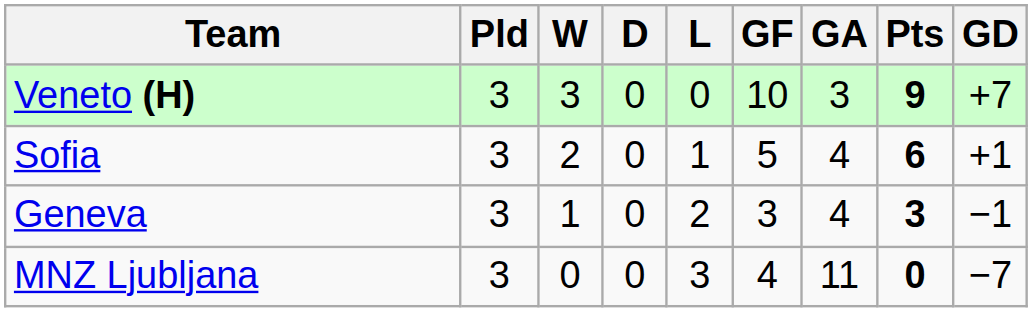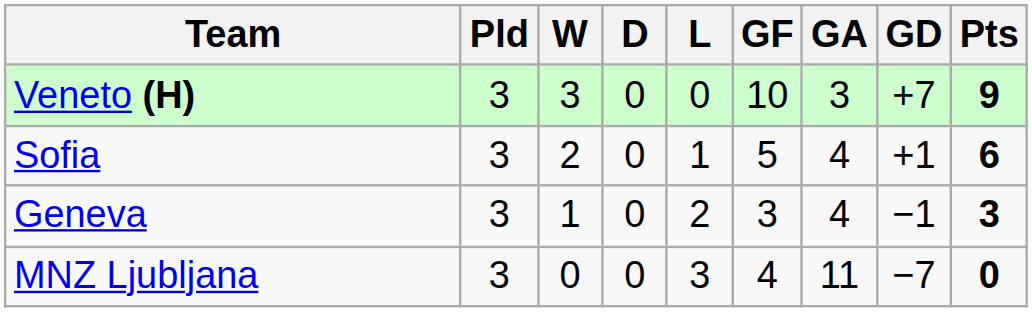columns swapped: (990, 34) <-> (915, 34)
